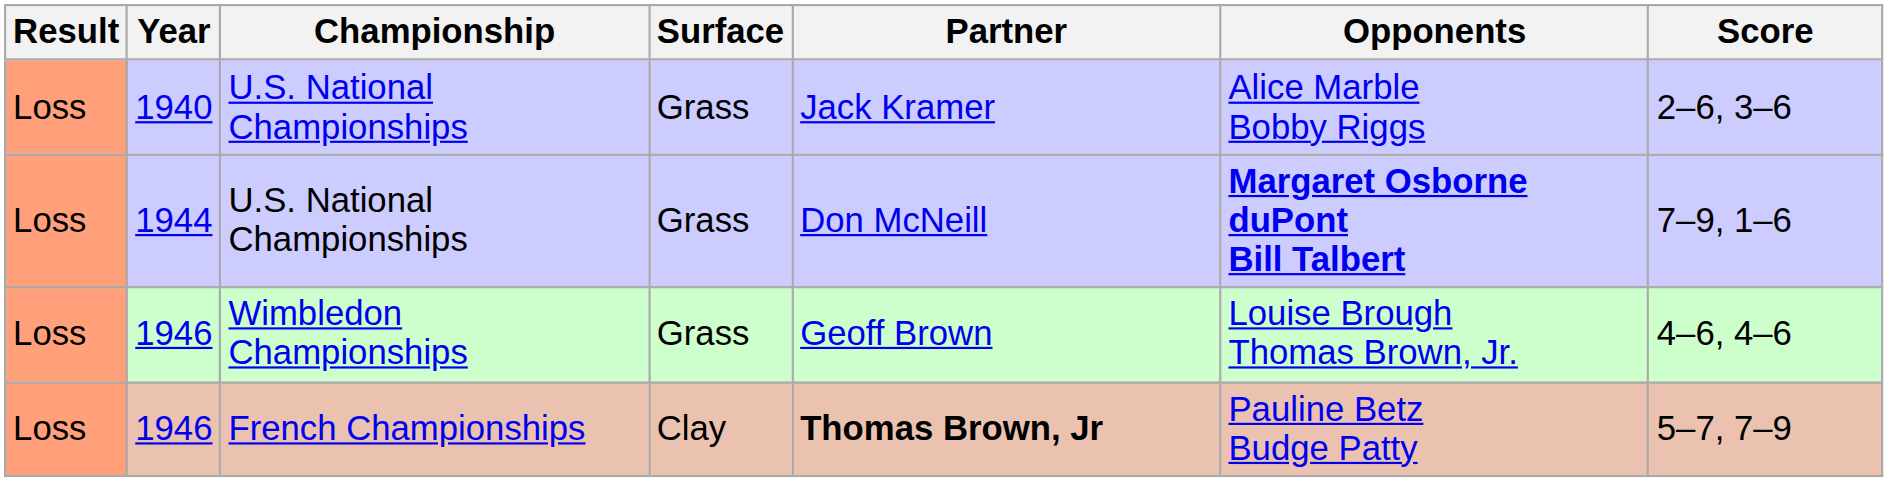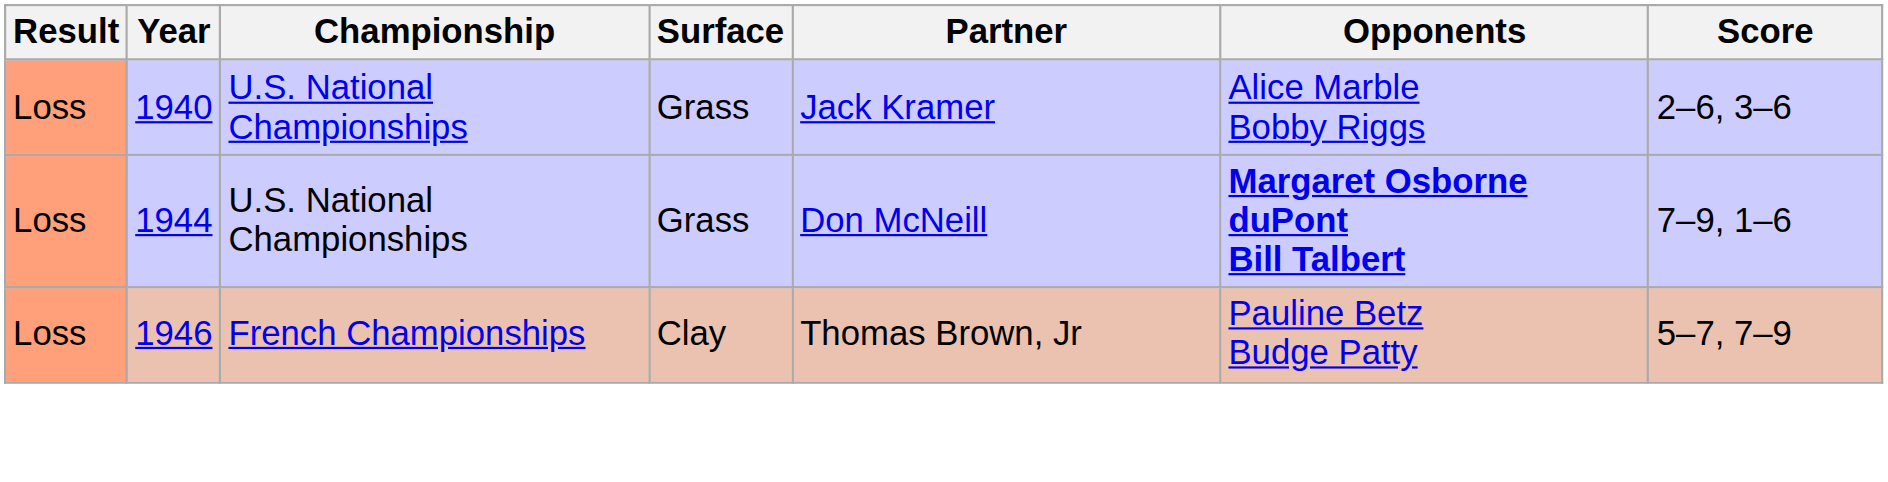- row: (174, 333)
(952, 428) bold -> (941, 333) normal
